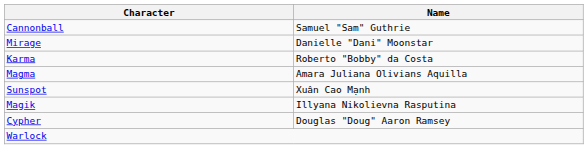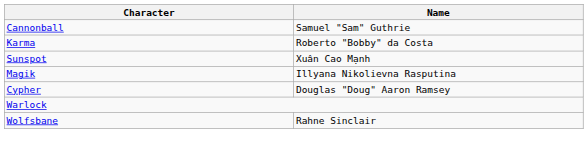- row: (24, 43)
- row: (21, 74)
+ row: (32, 120)
